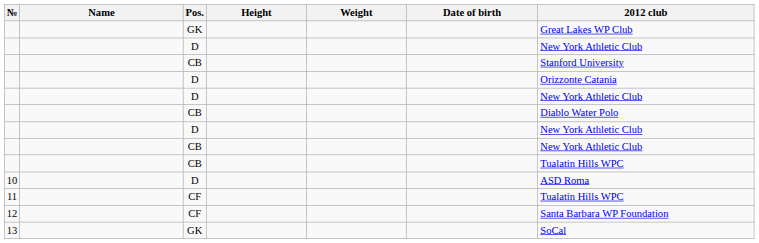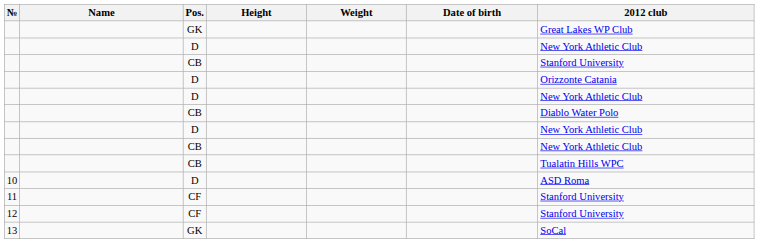(582, 197) Tualatin Hills WPC -> (582, 197) Stanford University
(604, 213) Santa Barbara WP Foundation -> (582, 213) Stanford University
